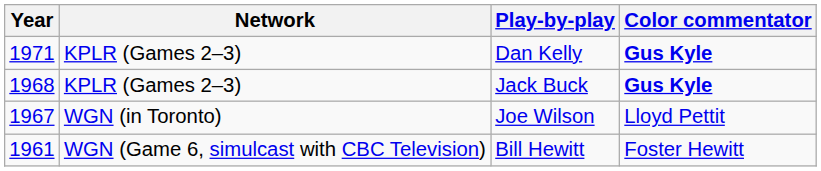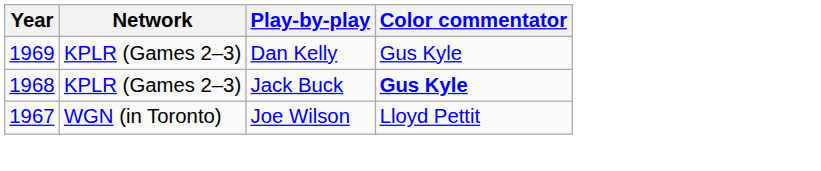(32, 52) 1971 -> (32, 52) 1969
(668, 52) bold -> (421, 52) normal
- row: (540, 149)
